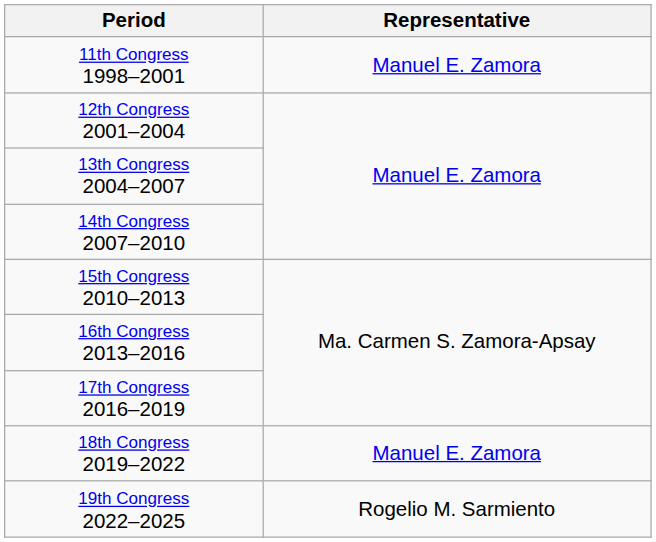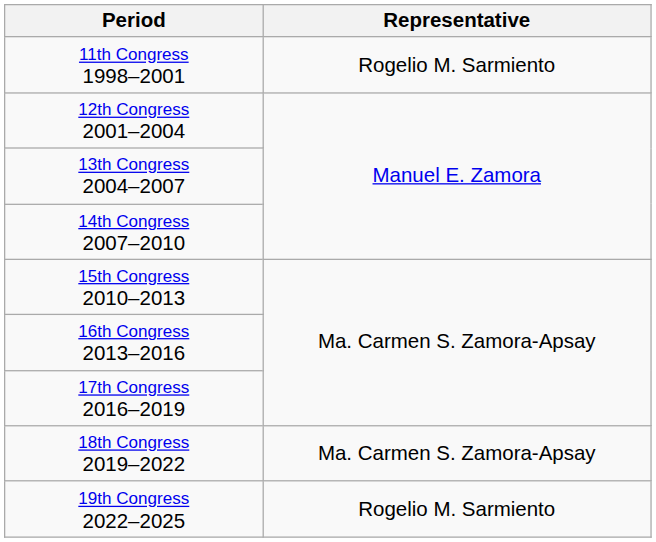(457, 64) Manuel E. Zamora -> (457, 64) Rogelio M. Sarmiento
(457, 453) Manuel E. Zamora -> (457, 453) Ma. Carmen S. Zamora-Apsay
